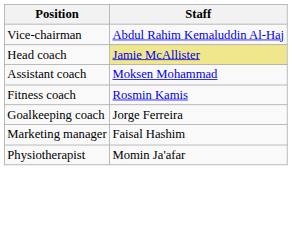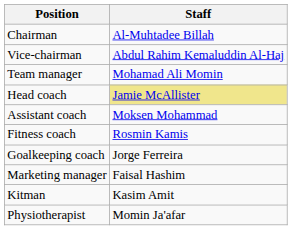+ row: (32, 34)
+ row: (45, 74)
+ row: (26, 194)
